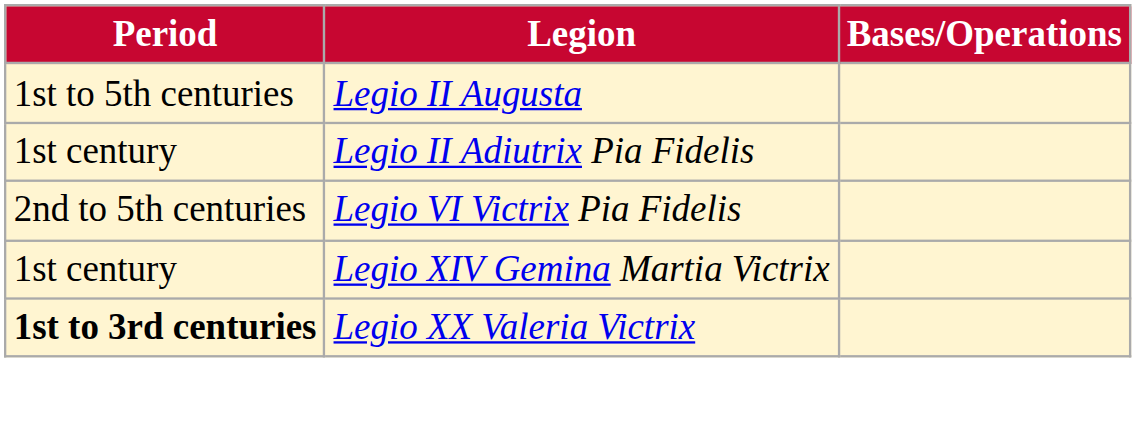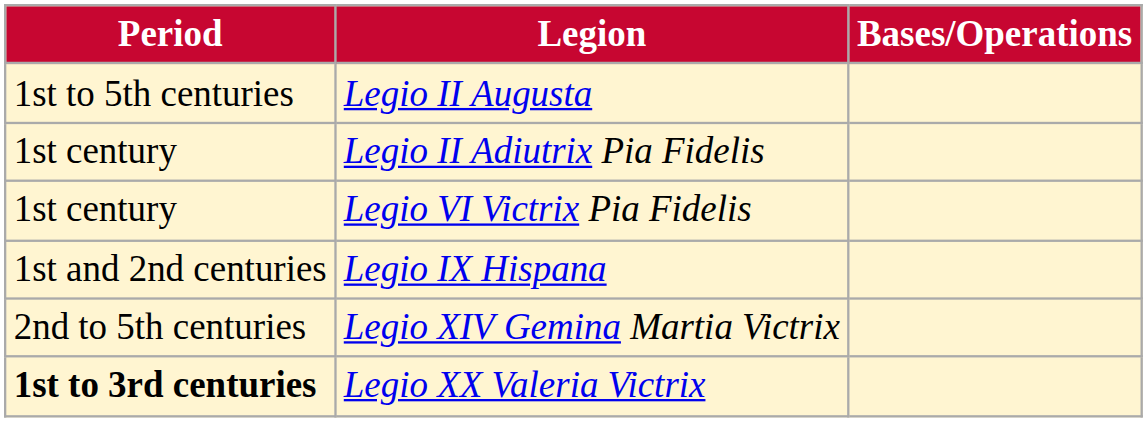(160, 209) 2nd to 5th centuries -> (95, 209) 1st century
+ row: (475, 268)
(95, 268) 1st century -> (160, 326) 2nd to 5th centuries
